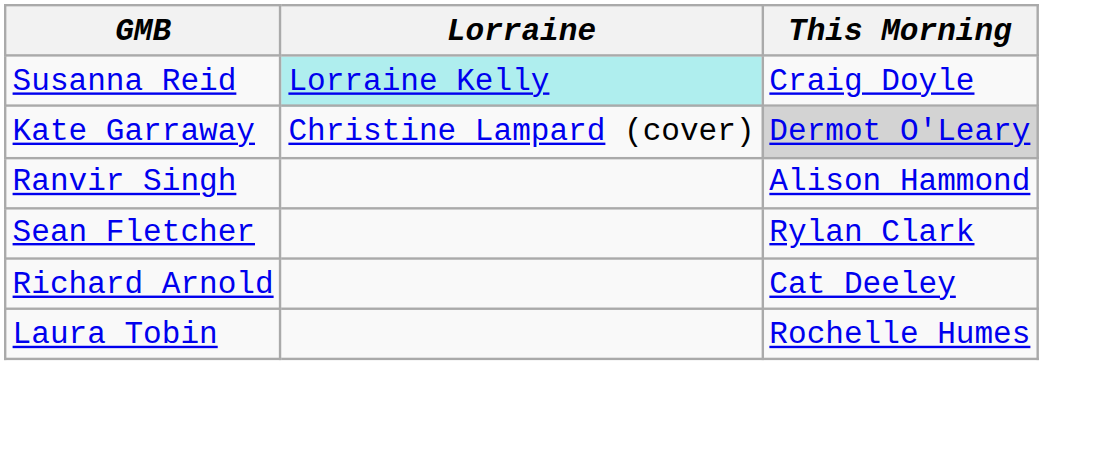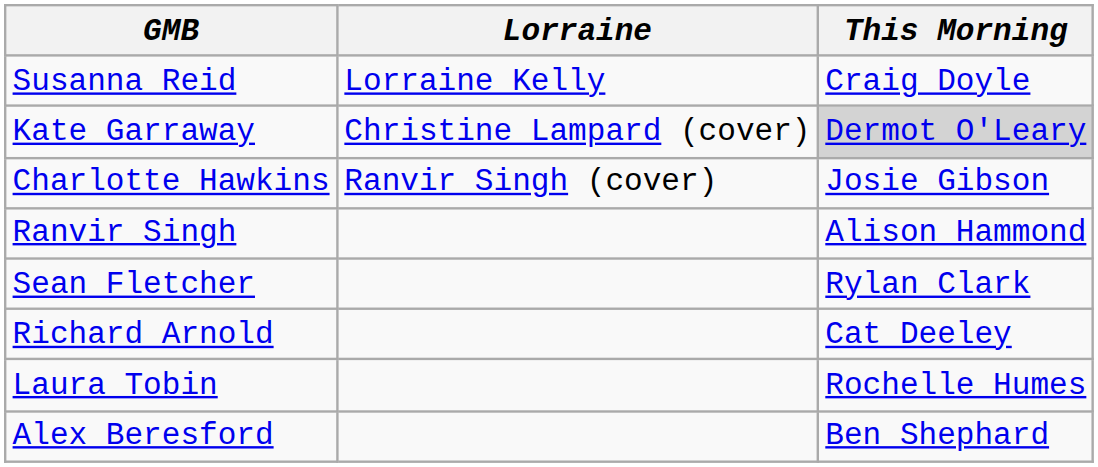(419, 81) paleturquoise background -> (475, 81) no background
+ row: (171, 182)
+ row: (143, 436)
